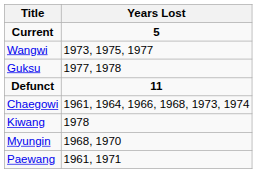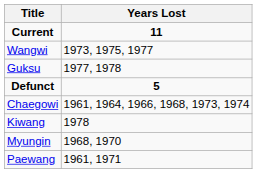(156, 31) 5 -> (156, 31) 11
(156, 86) 11 -> (156, 86) 5
